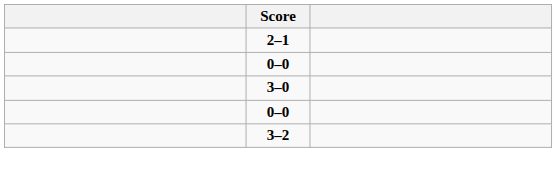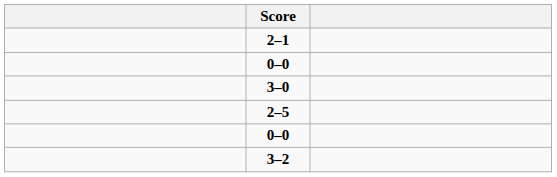+ row: (125, 112)
